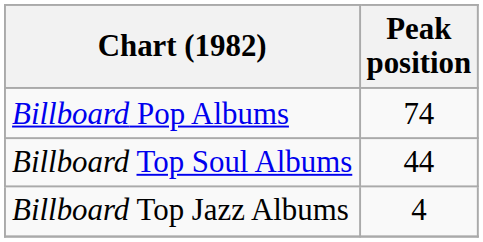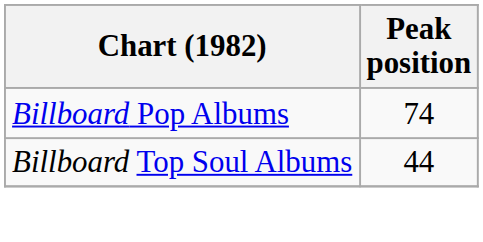- row: (180, 210)
